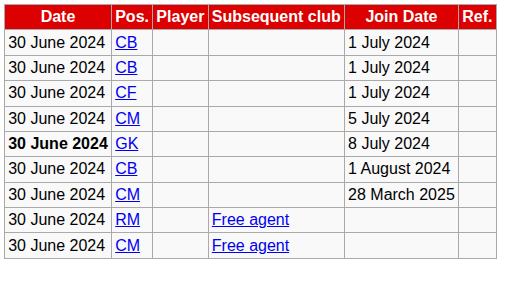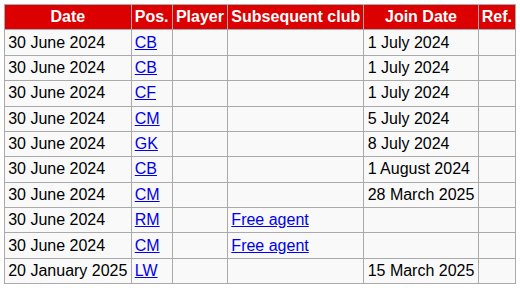(58, 144) bold -> (57, 144) normal
+ row: (146, 270)
